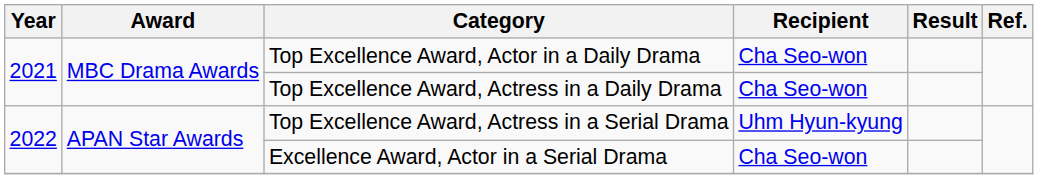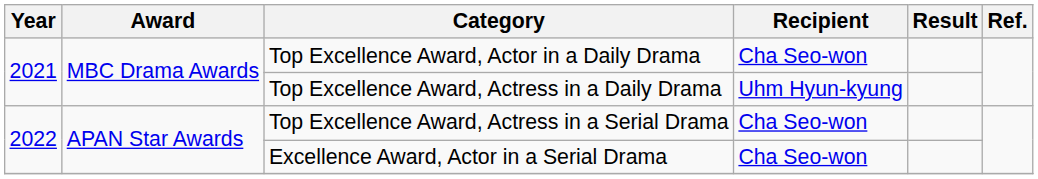(803, 88) Cha Seo-won -> (821, 88) Uhm Hyun-kyung
(821, 122) Uhm Hyun-kyung -> (803, 122) Cha Seo-won
